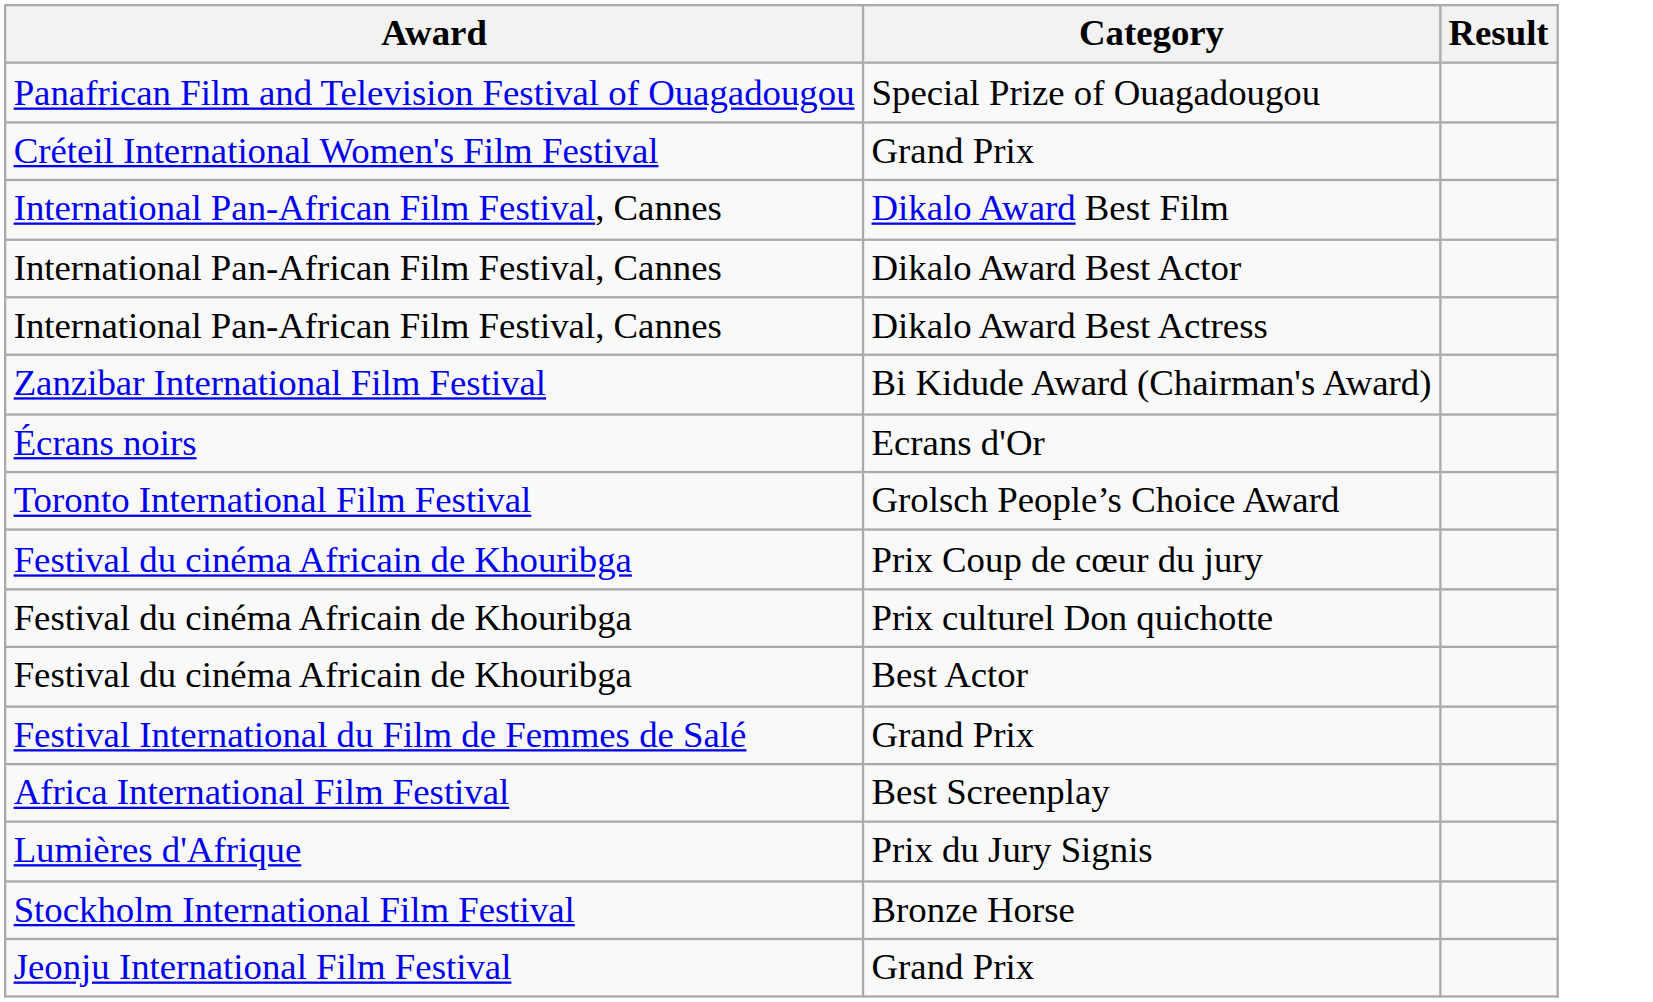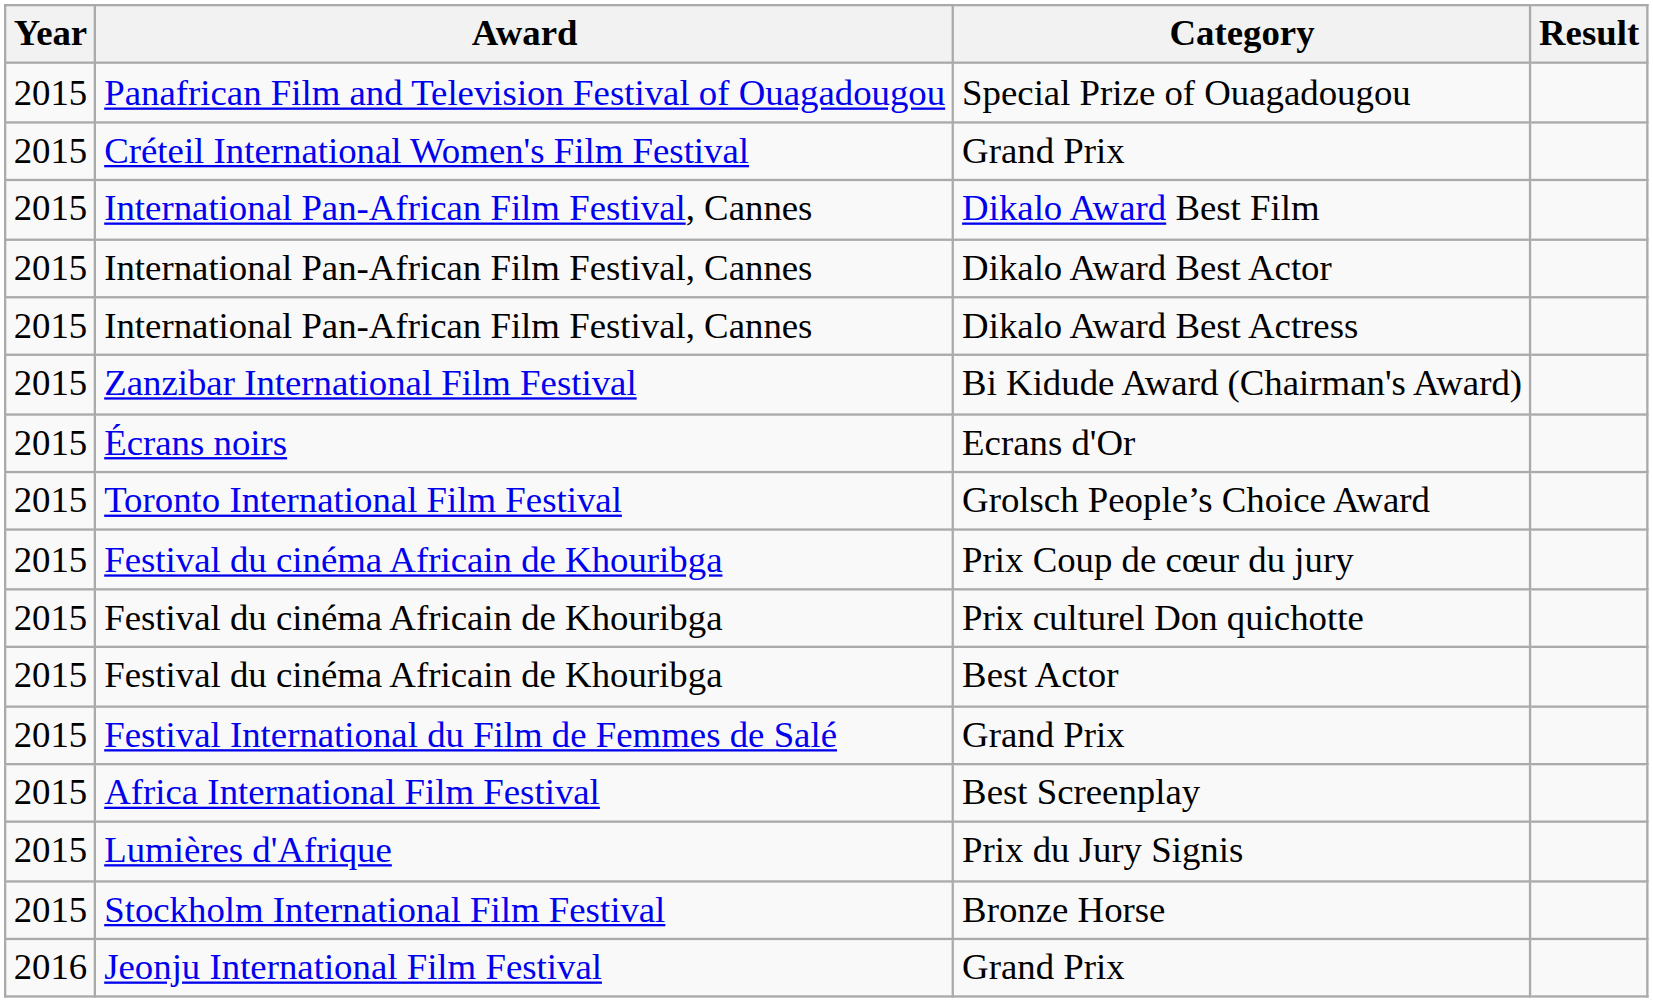+ column: (50, 33)
